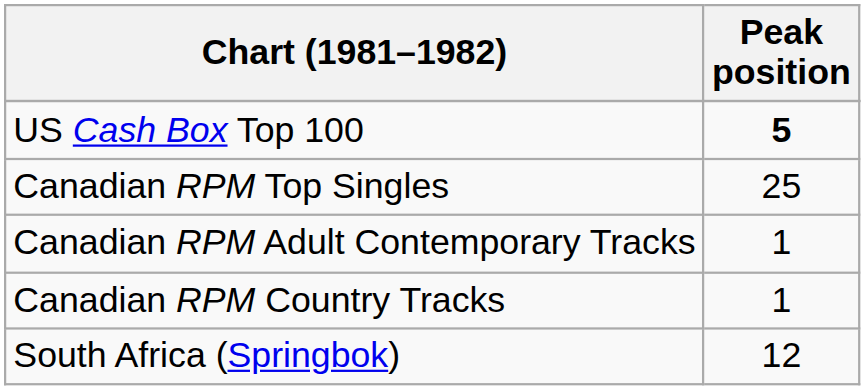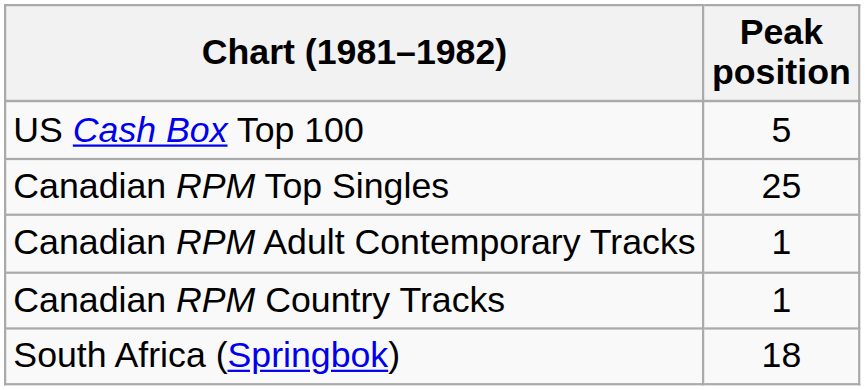(781, 129) bold -> (781, 129) normal
(781, 355) 12 -> (781, 355) 18
